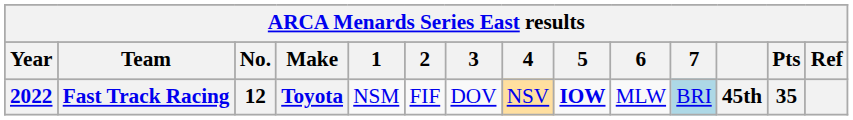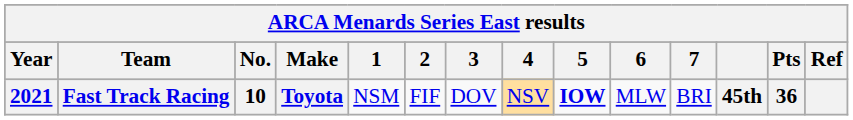(31, 96) 2022 -> (31, 96) 2021
(255, 96) 12 -> (255, 96) 10
(694, 96) lightblue background -> (694, 96) no background
(786, 96) 35 -> (786, 96) 36
